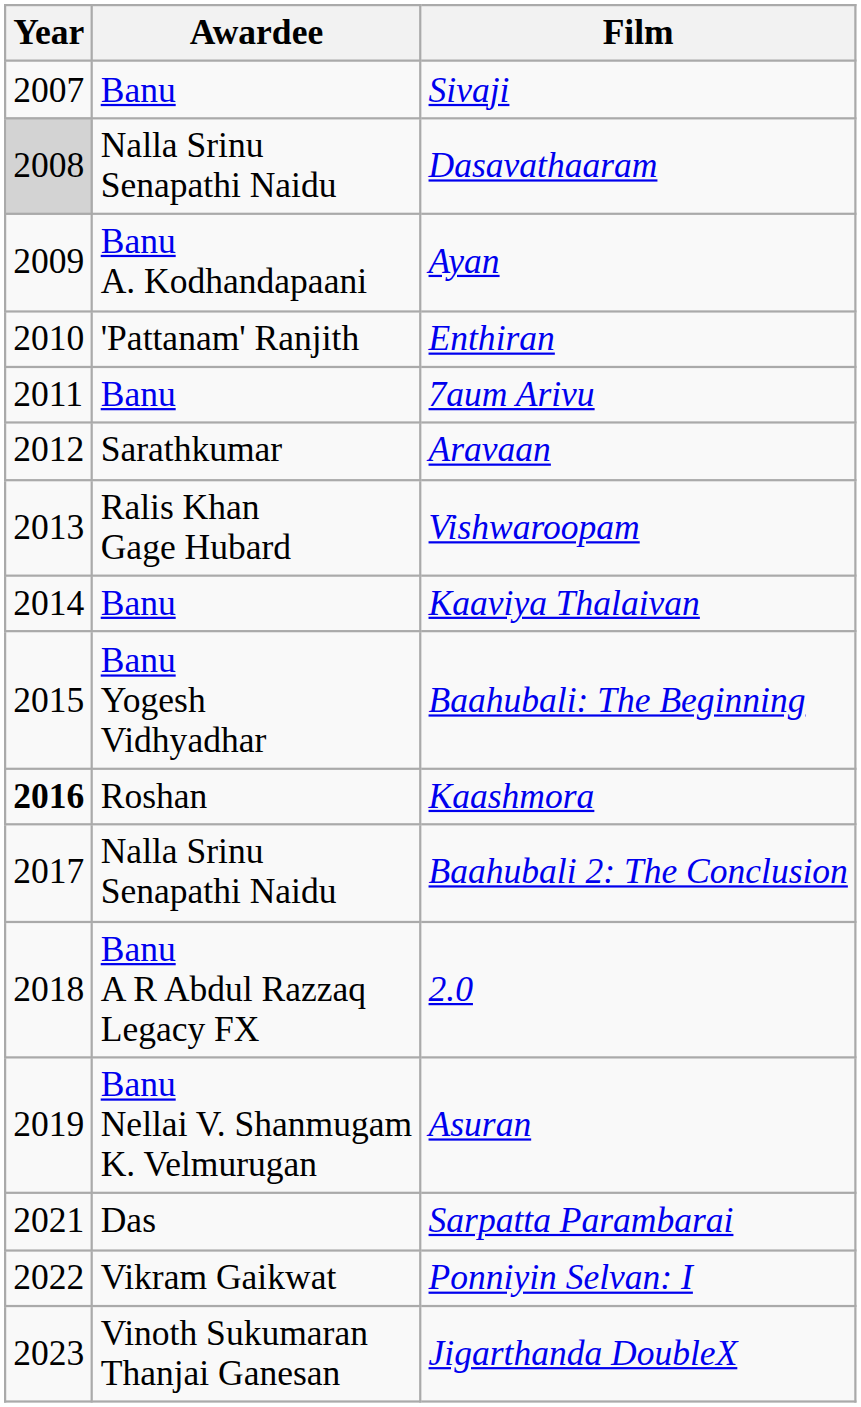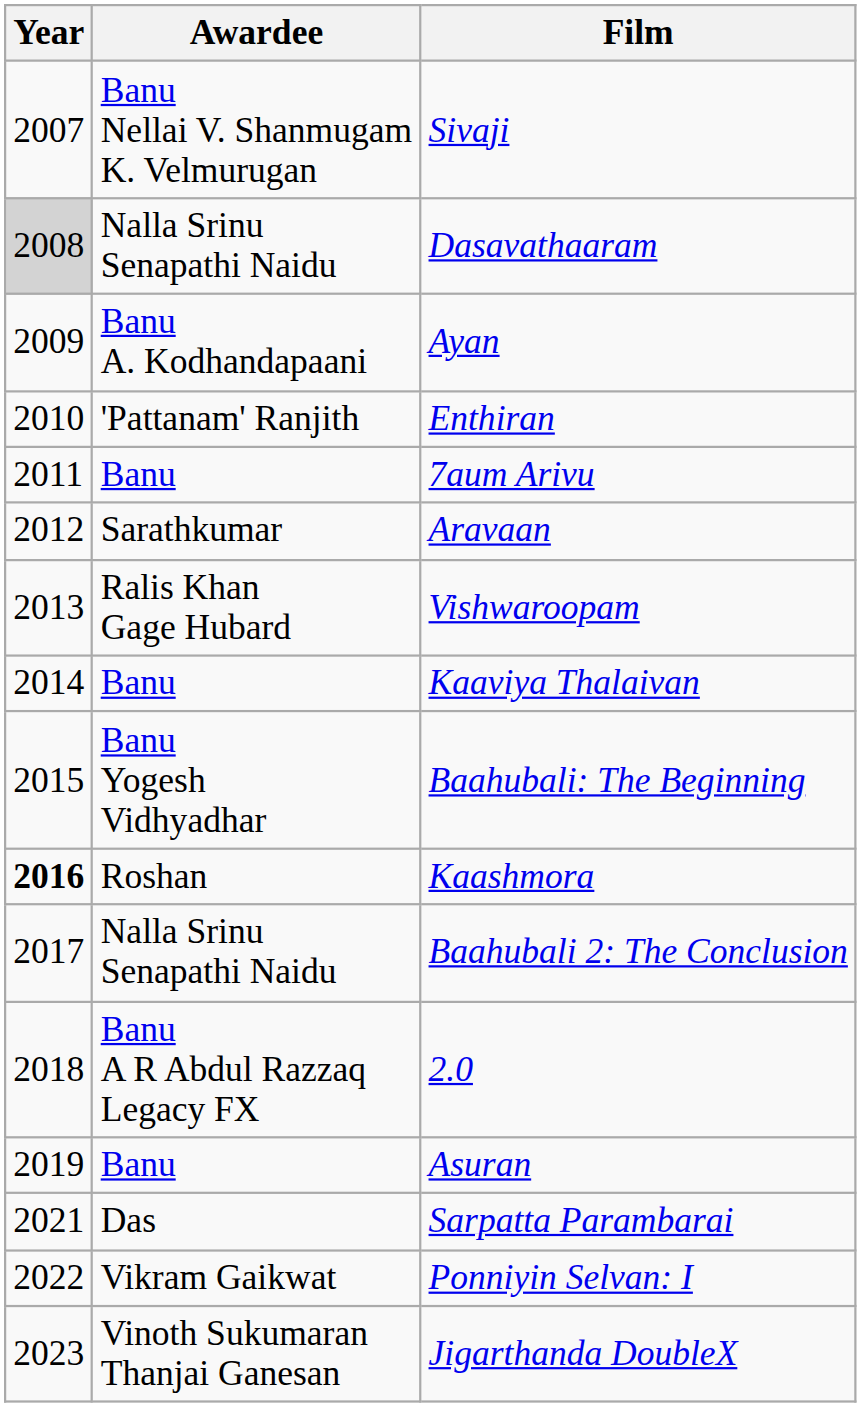(138, 88) Banu -> (256, 128) Banu Nellai V. Shanmugam K. Velmurugan
(256, 1124) Banu Nellai V. Shanmugam K. Velmurugan -> (138, 1164) Banu
